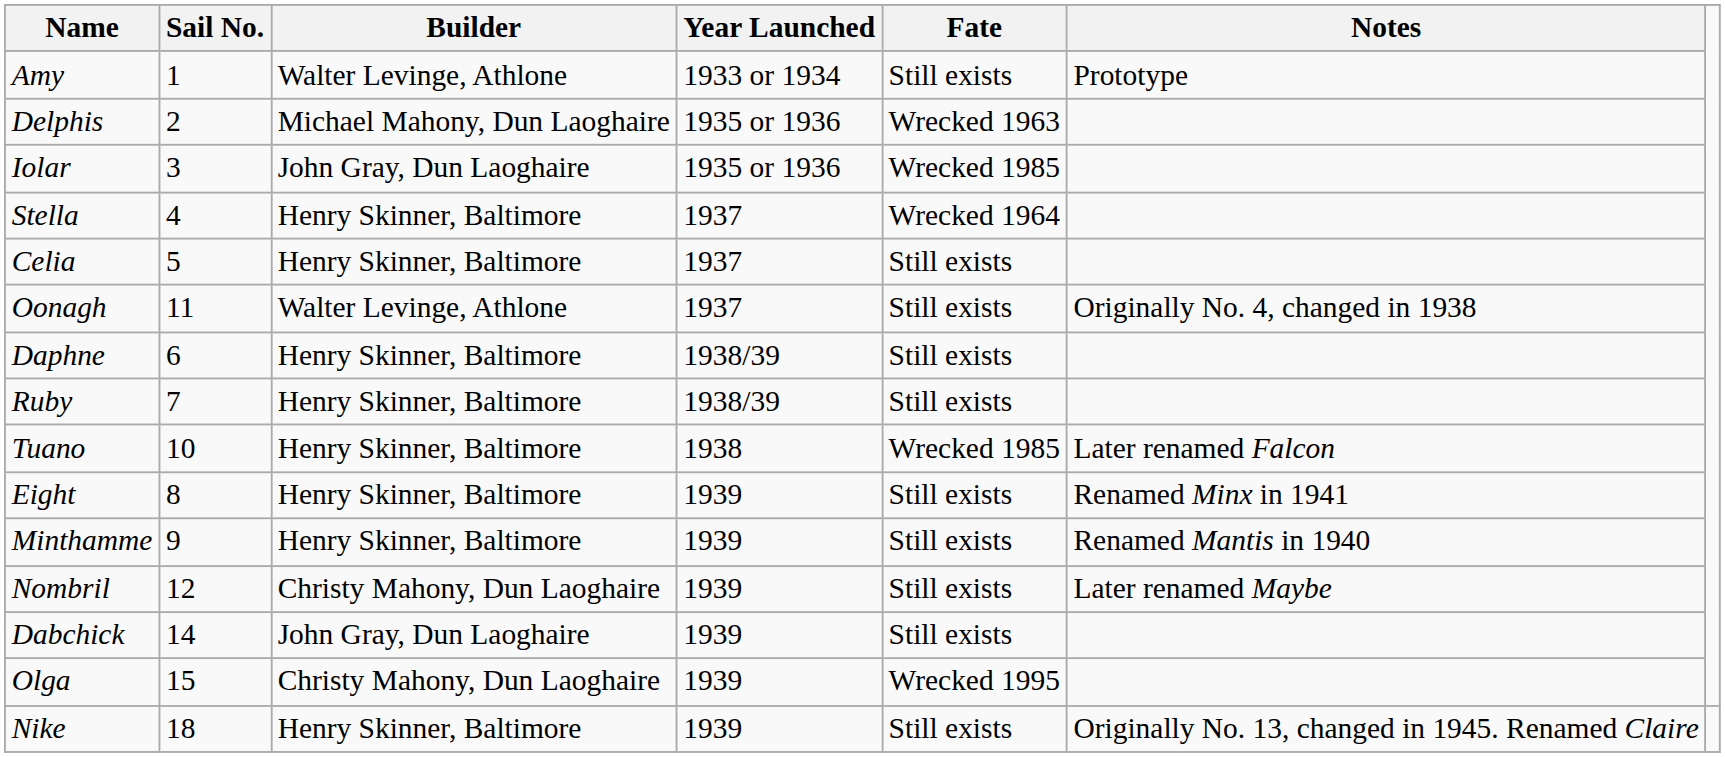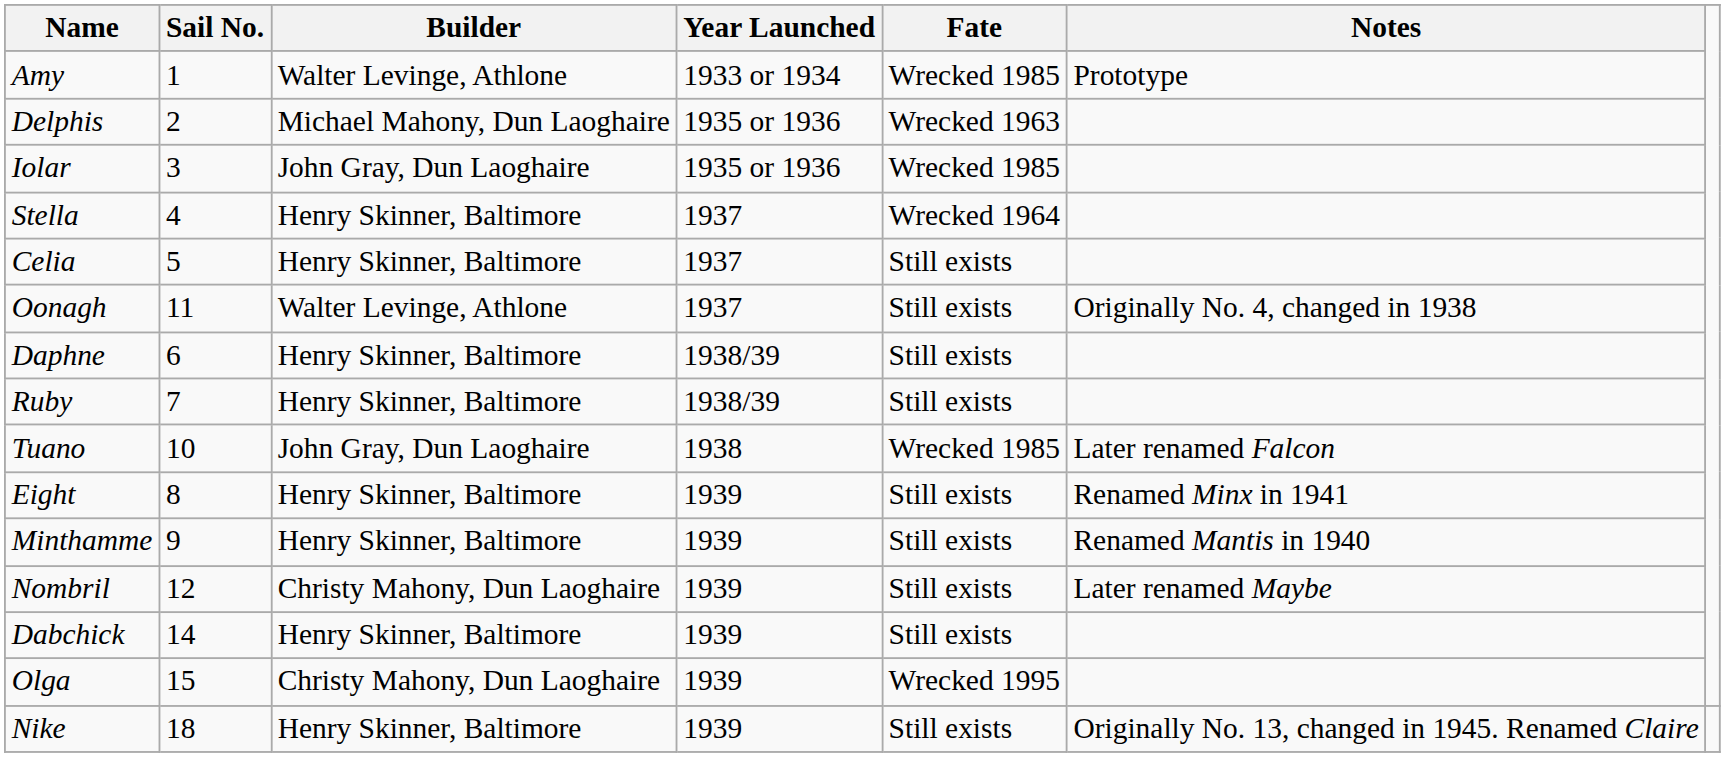(950, 74) Still exists -> (974, 74) Wrecked 1985
(430, 448) Henry Skinner, Baltimore -> (434, 448) John Gray, Dun Laoghaire
(434, 634) John Gray, Dun Laoghaire -> (430, 634) Henry Skinner, Baltimore
